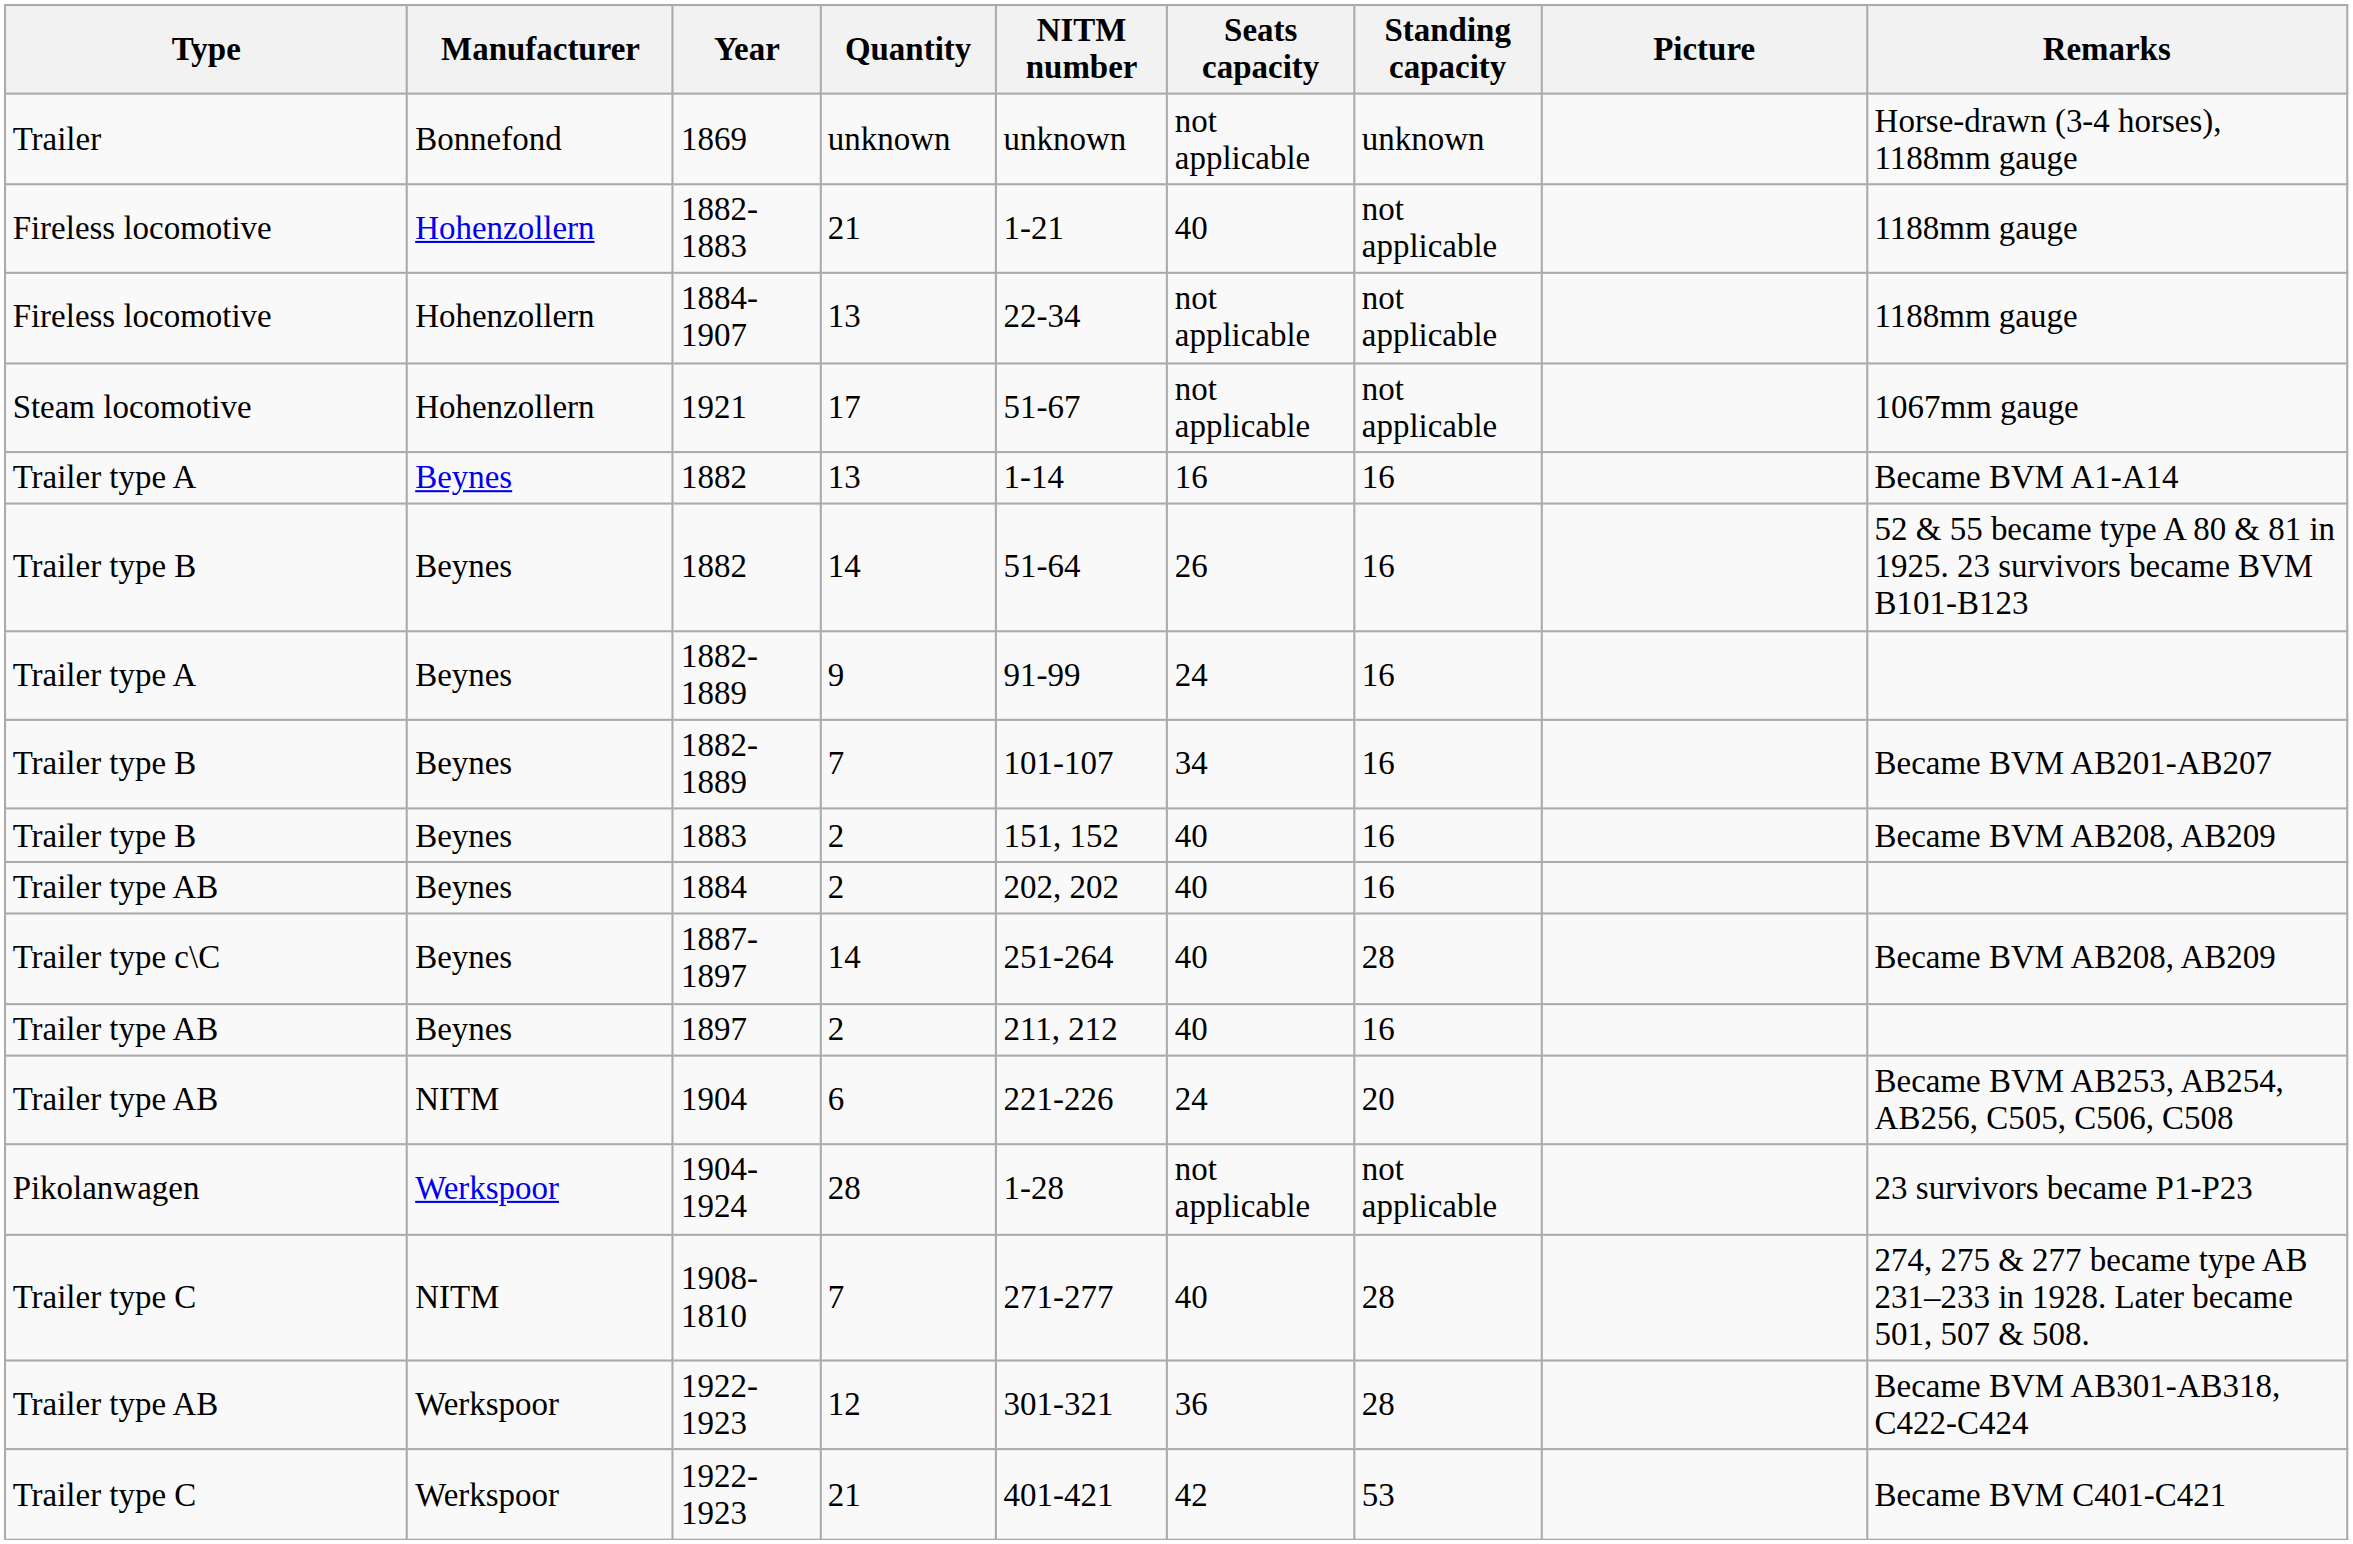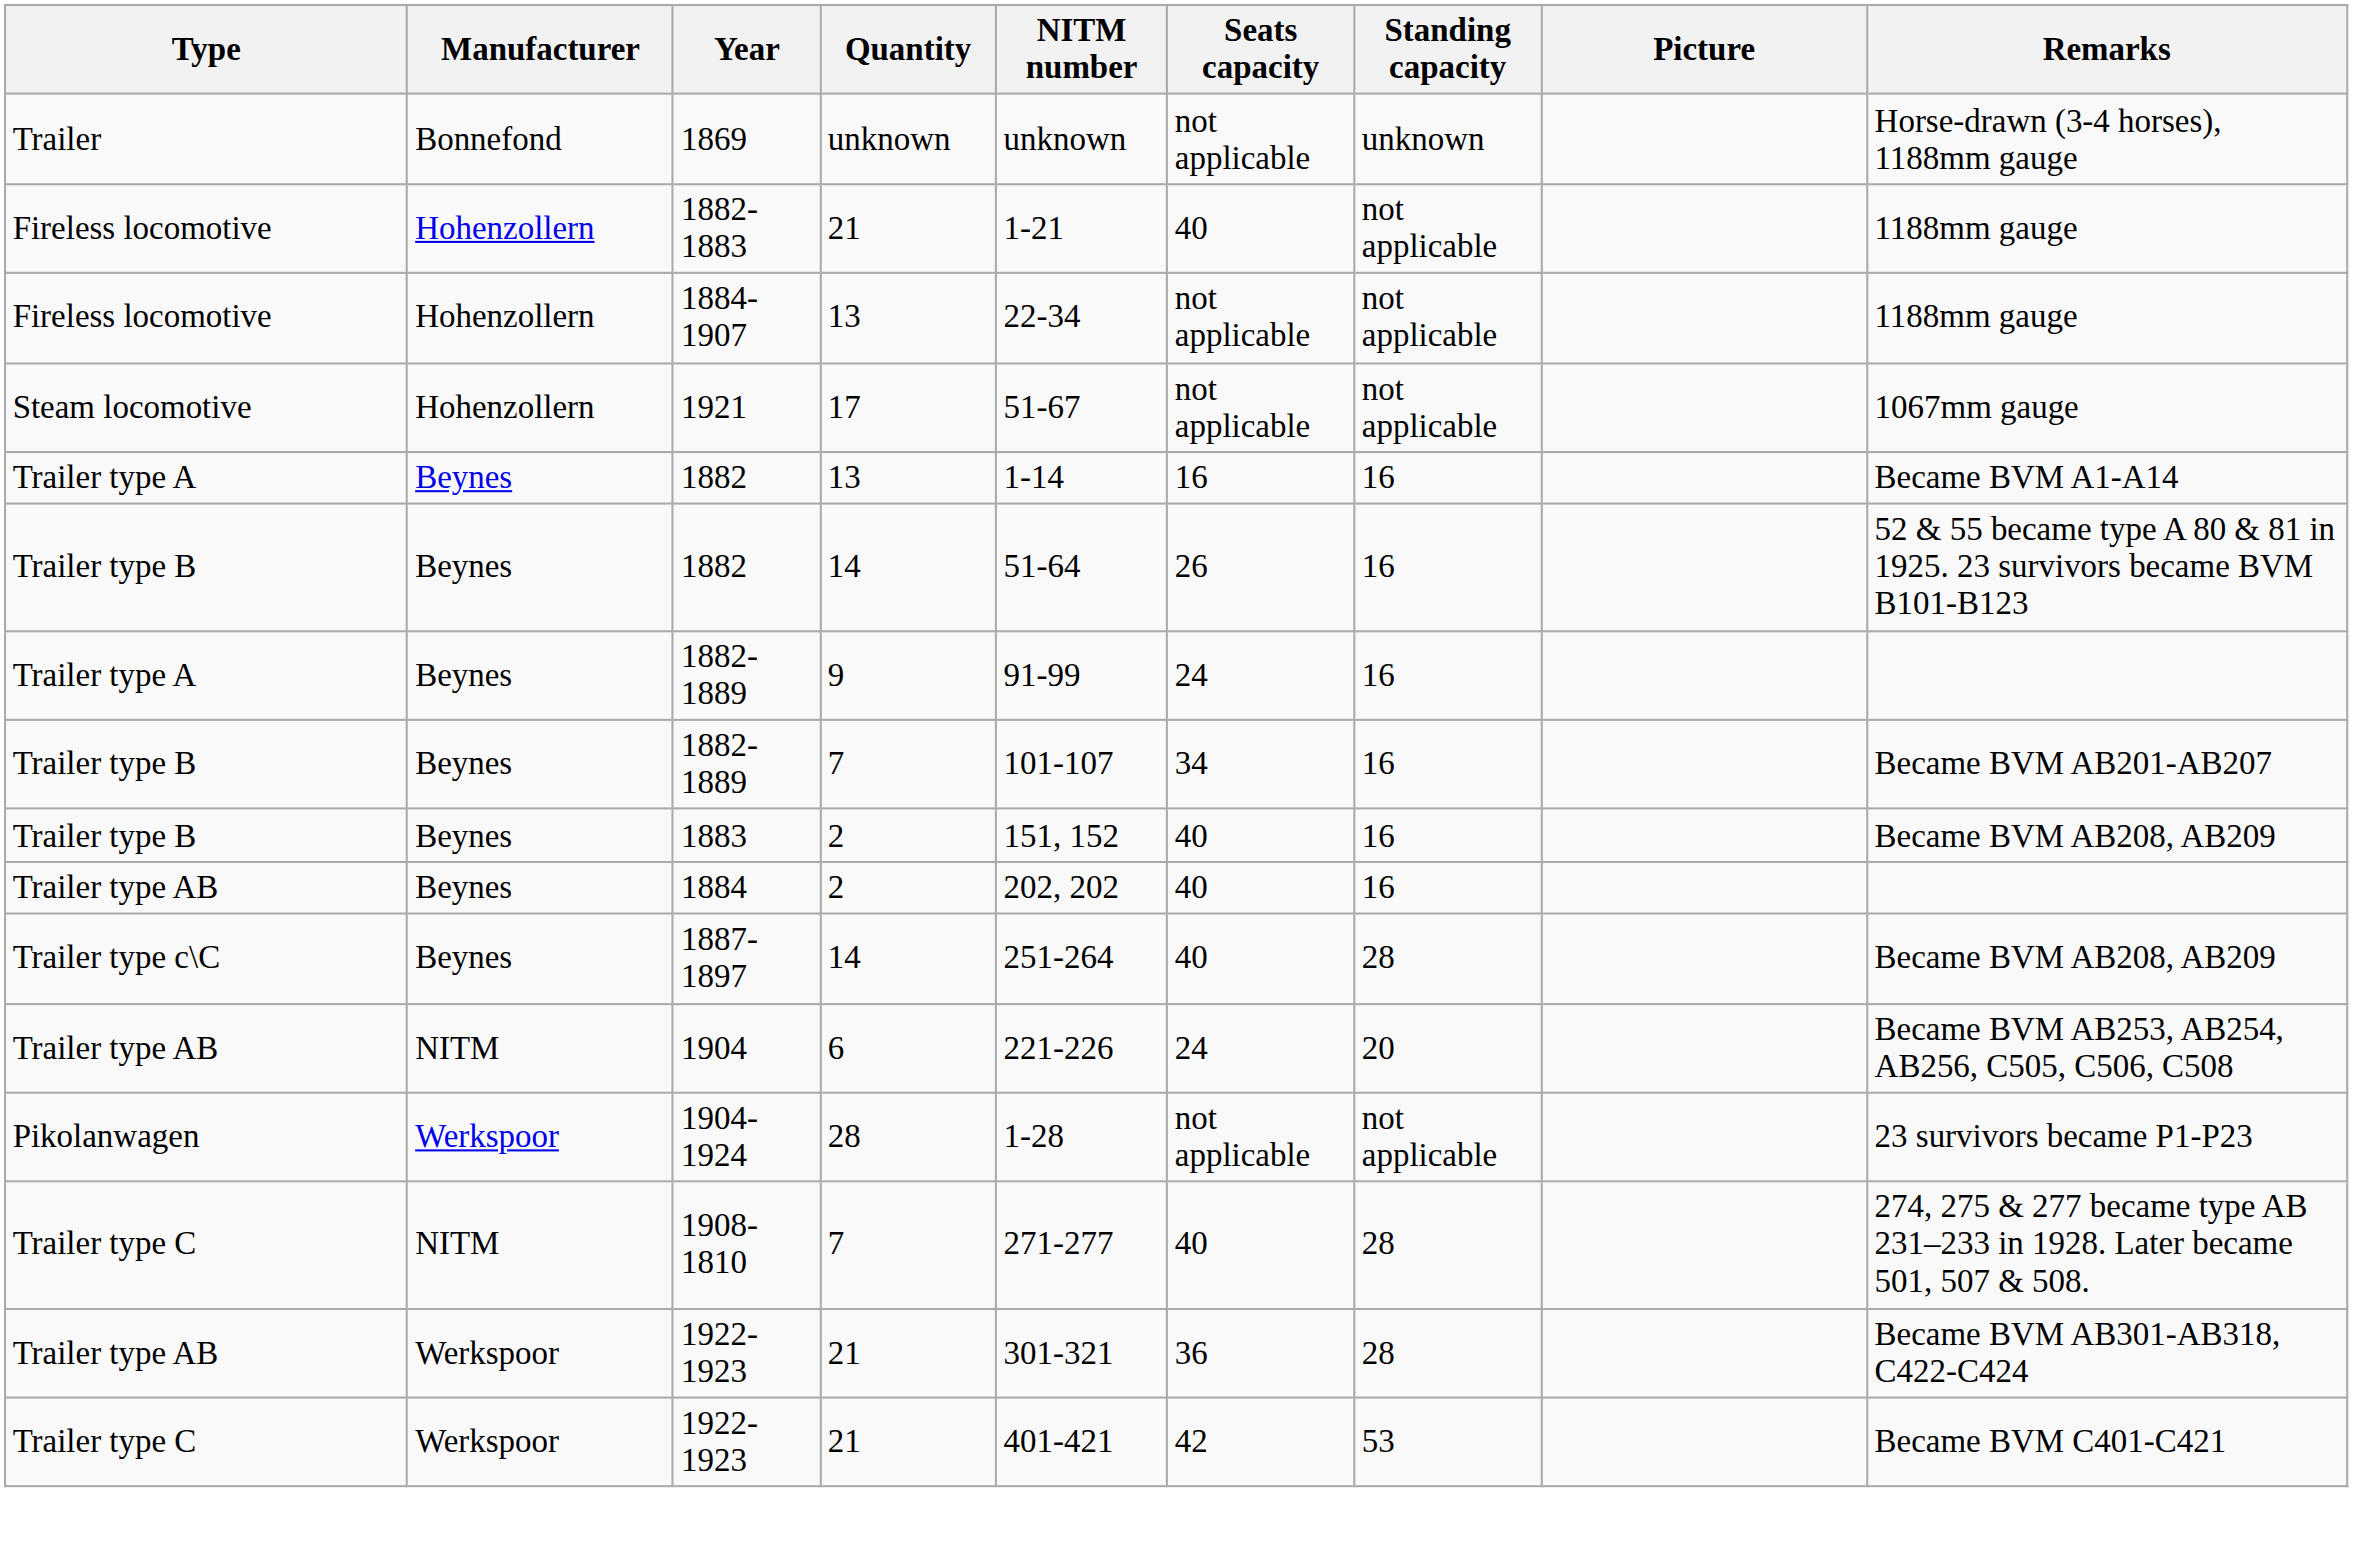- row: (115, 1028)
(844, 1404) 12 -> (844, 1352) 21
